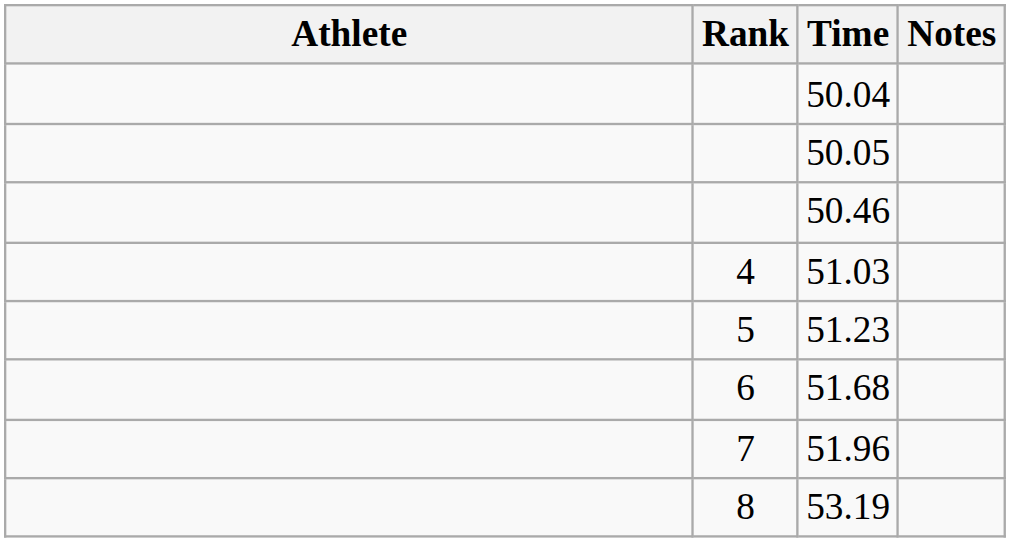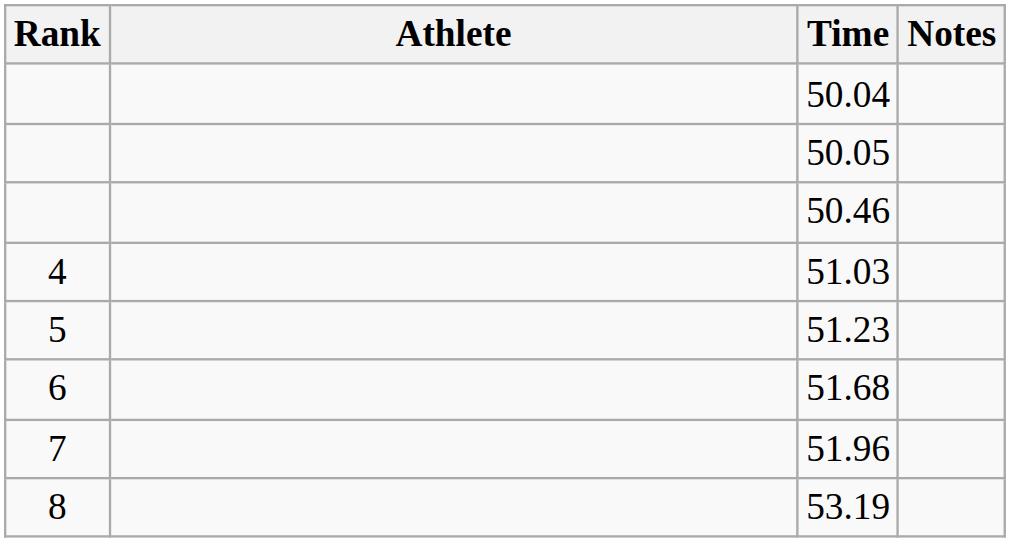columns swapped: (746, 34) <-> (349, 34)
